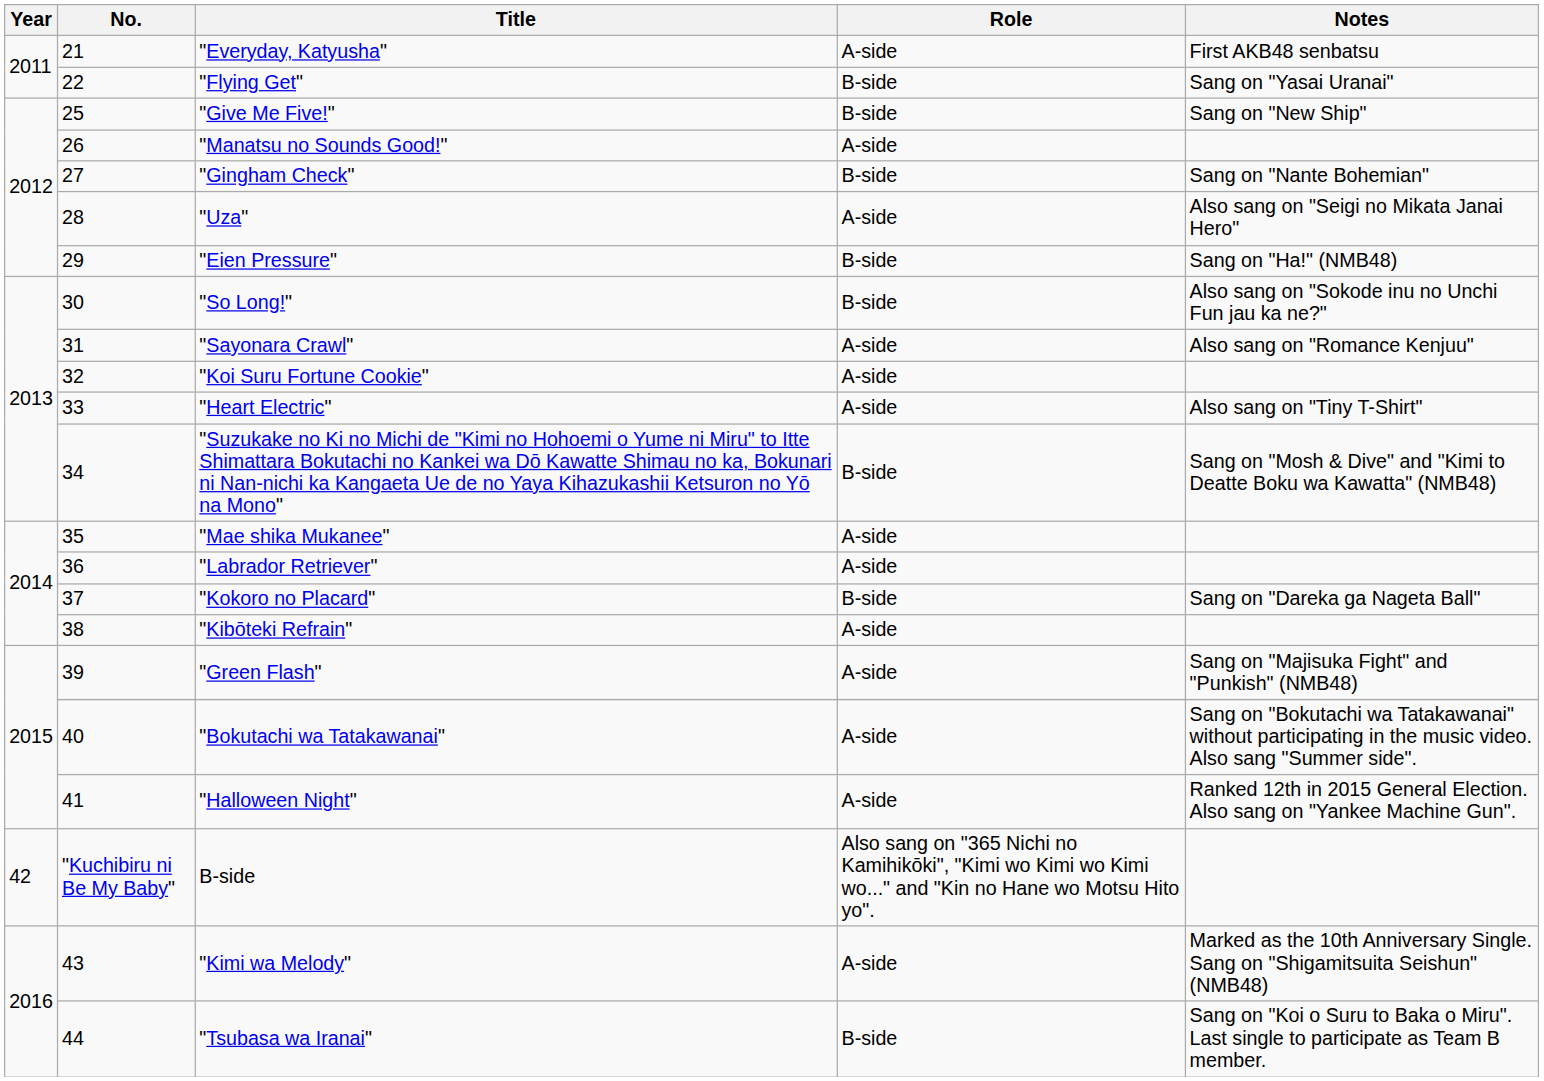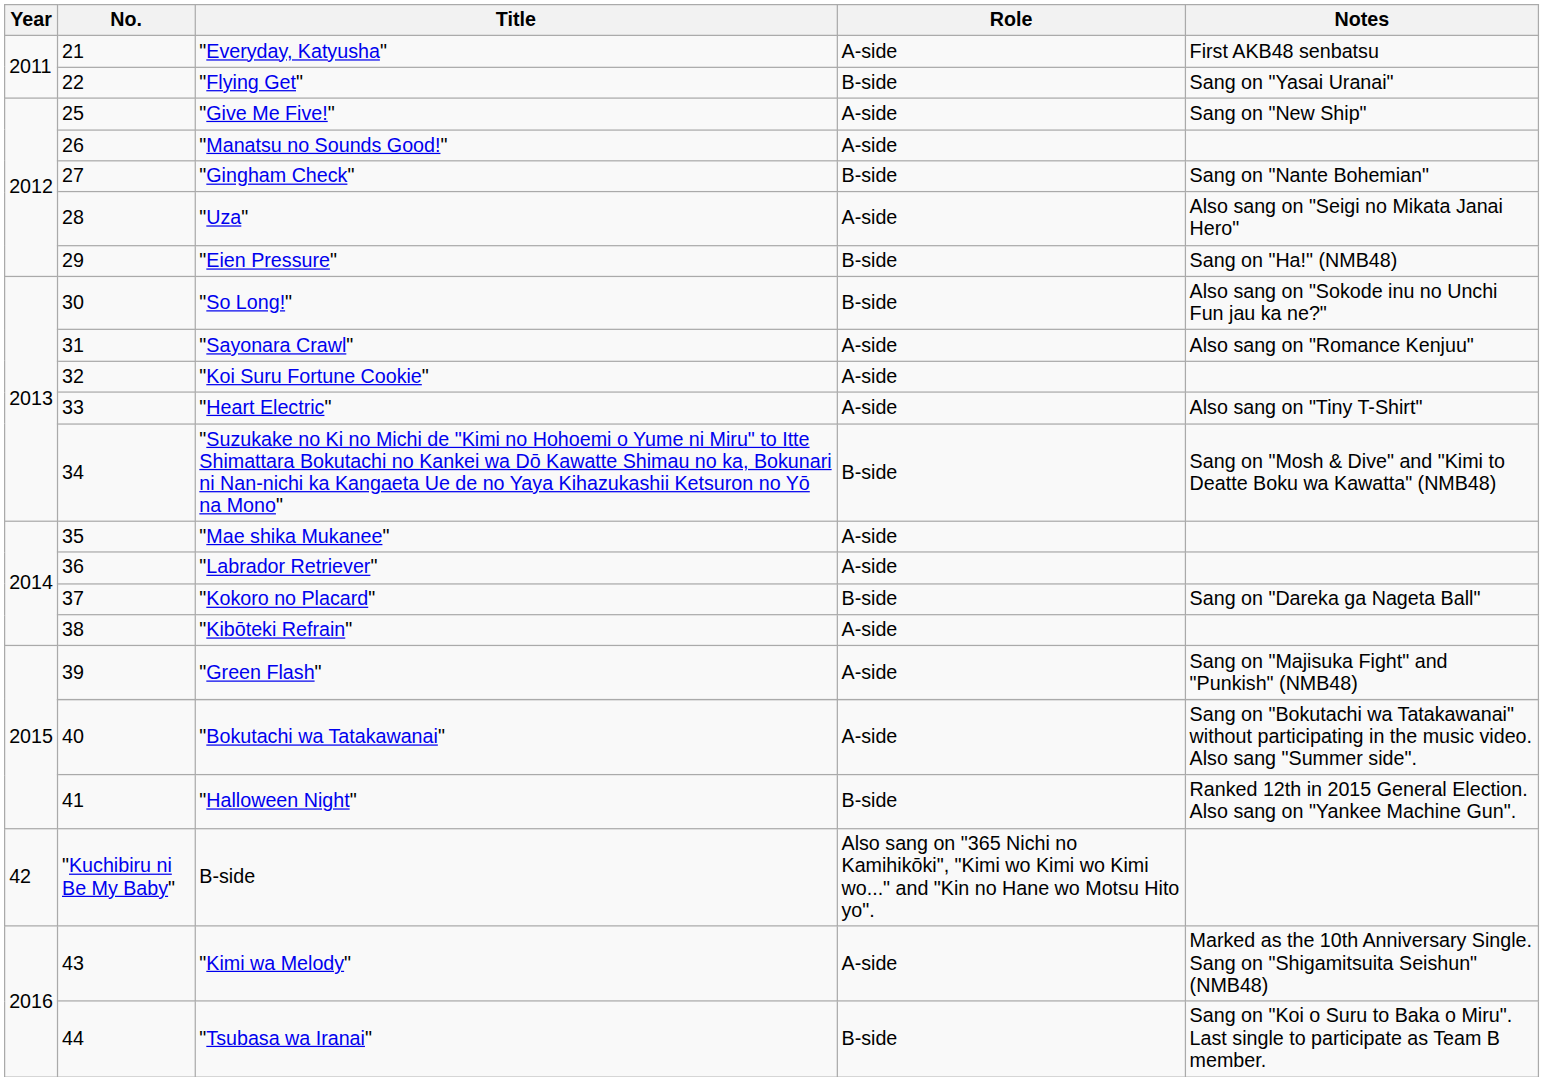(869, 113) B-side -> (869, 113) A-side
(869, 801) A-side -> (869, 801) B-side
